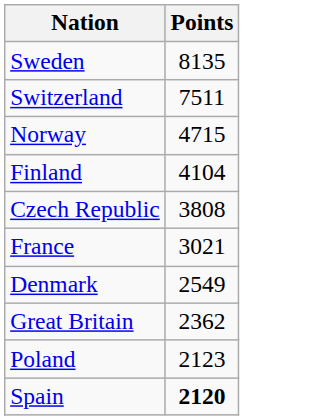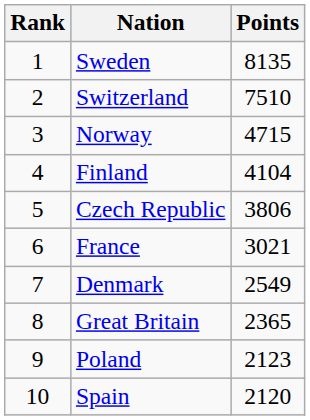+ column: (38, 23)
(202, 97) 7511 -> (268, 97) 7510
(202, 209) 3808 -> (268, 209) 3806
(202, 321) 2362 -> (268, 321) 2365
(202, 396) bold -> (268, 396) normal
